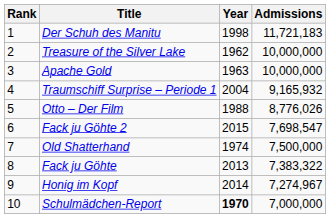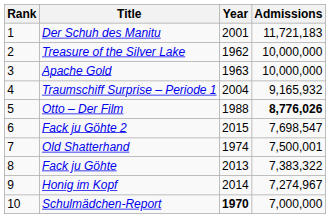(235, 33) 1998 -> (235, 33) 2001
(296, 109) normal -> (296, 109) bold
(296, 147) 7,500,000 -> (296, 147) 7,500,001
